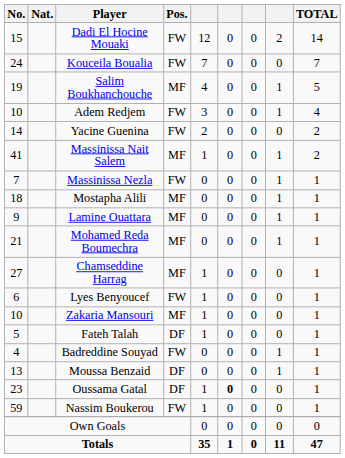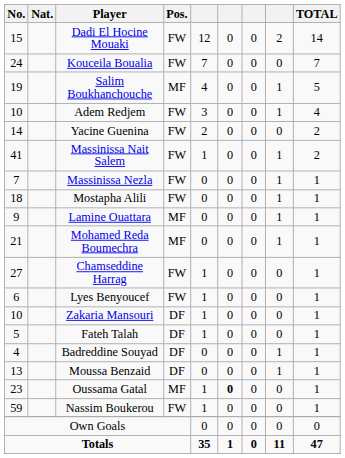(177, 155) MF -> (177, 155) FW
(177, 198) MF -> (177, 198) FW
(177, 272) MF -> (177, 272) FW
(177, 315) MF -> (177, 315) DF
(177, 352) FW -> (177, 352) DF
(177, 388) DF -> (177, 388) MF
